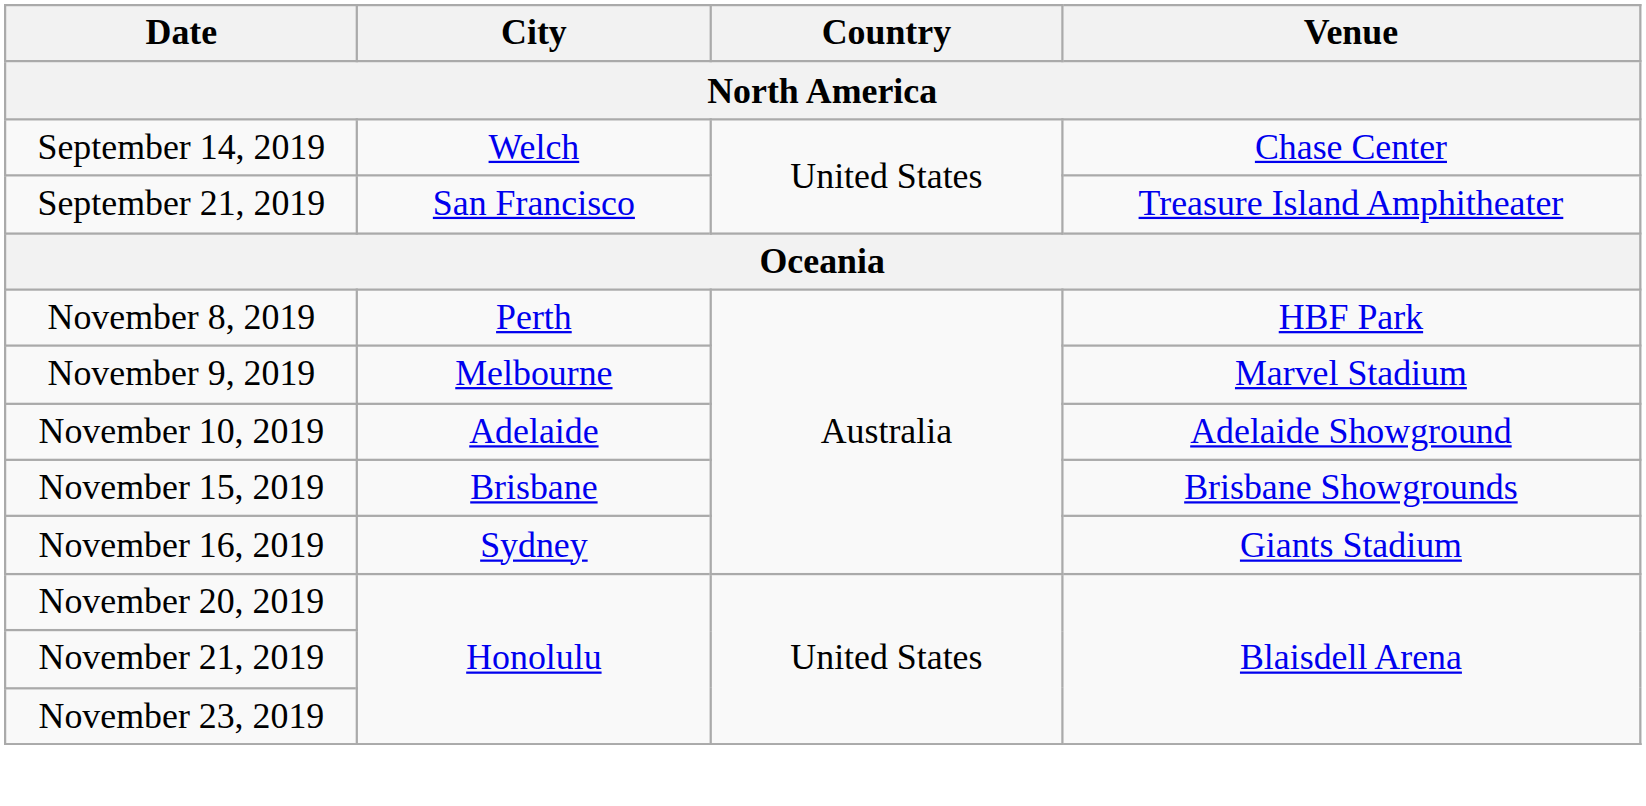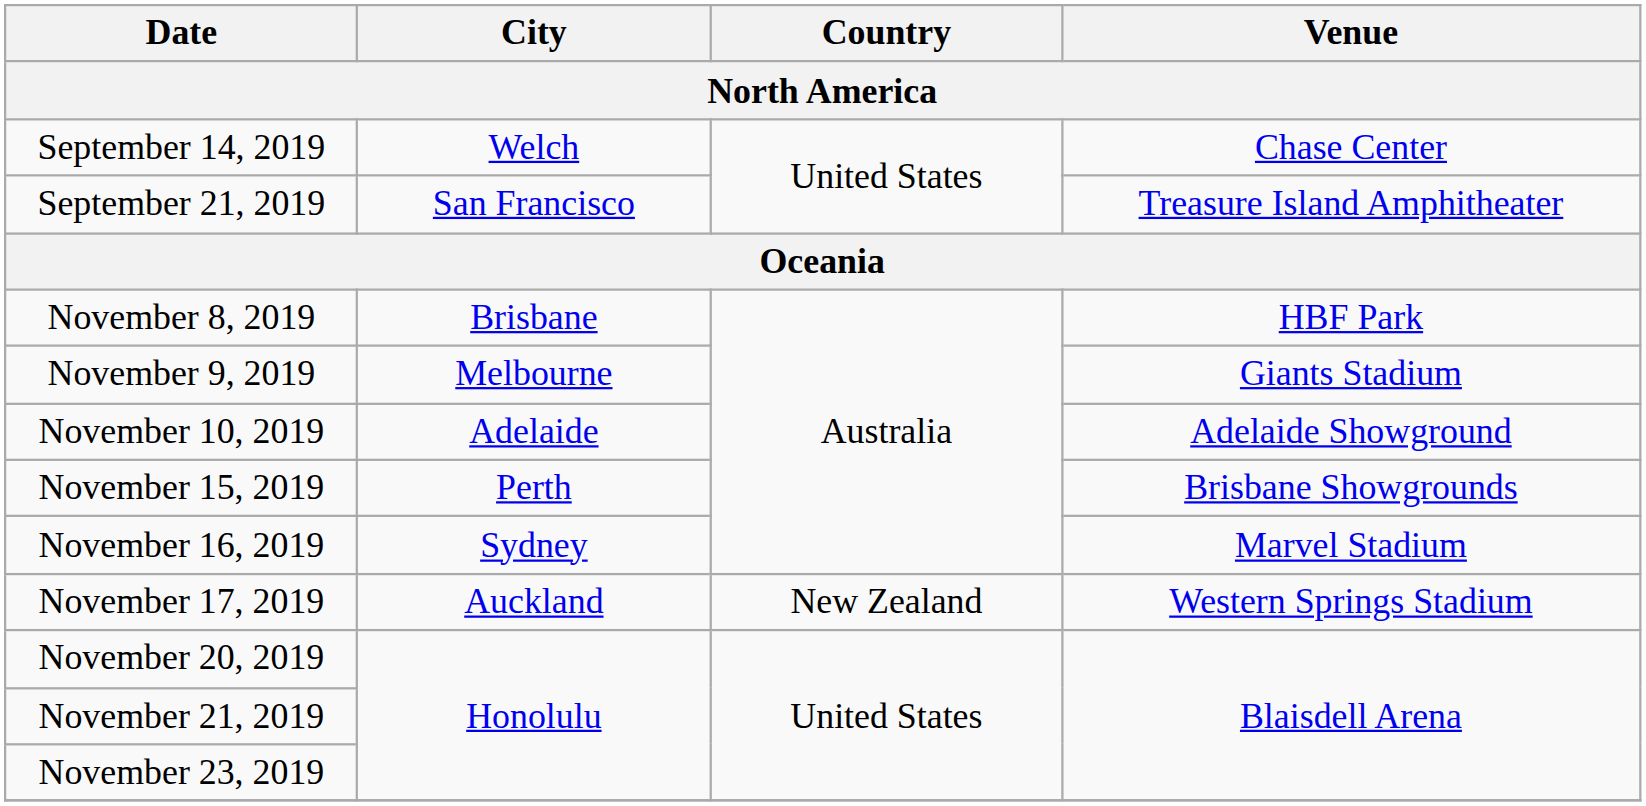(534, 317) Perth -> (534, 317) Brisbane
(1351, 373) Marvel Stadium -> (1351, 373) Giants Stadium
(534, 487) Brisbane -> (534, 487) Perth
(1351, 544) Giants Stadium -> (1351, 544) Marvel Stadium
+ row: (181, 601)
